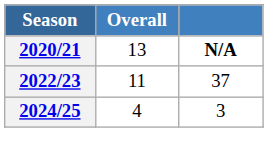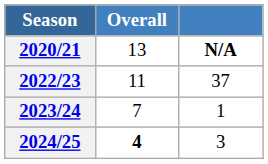+ row: (50, 111)
(137, 111) normal -> (137, 141) bold
